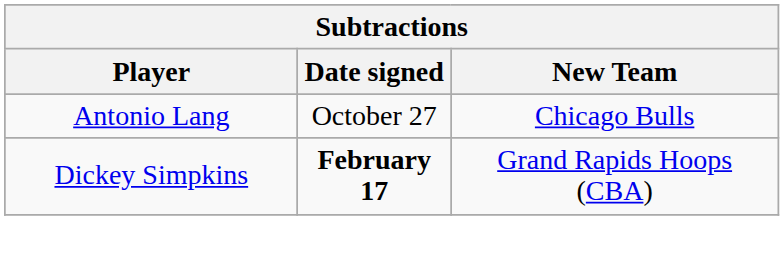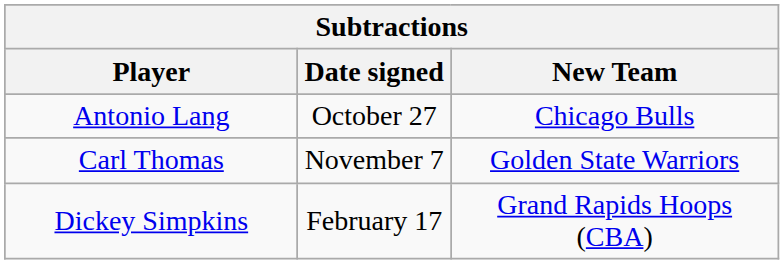+ row: (151, 159)
(374, 175) bold -> (374, 220) normal
